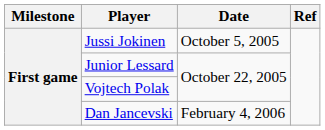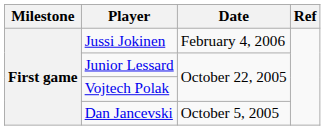(230, 40) October 5, 2005 -> (233, 40) February 4, 2006
(233, 112) February 4, 2006 -> (230, 112) October 5, 2005
